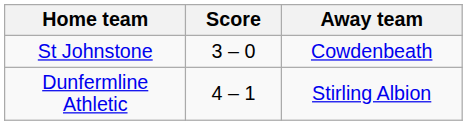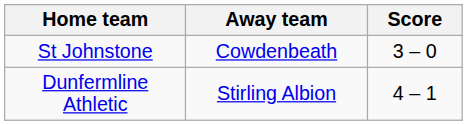columns swapped: (233, 20) <-> (372, 20)
